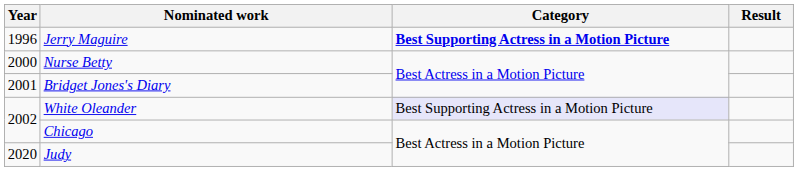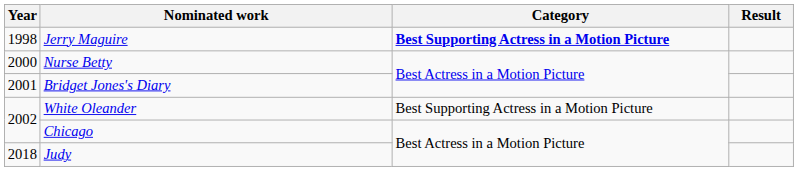(22, 39) 1996 -> (22, 39) 1998
(524, 108) lavender background -> (524, 108) no background
(22, 154) 2020 -> (22, 154) 2018
